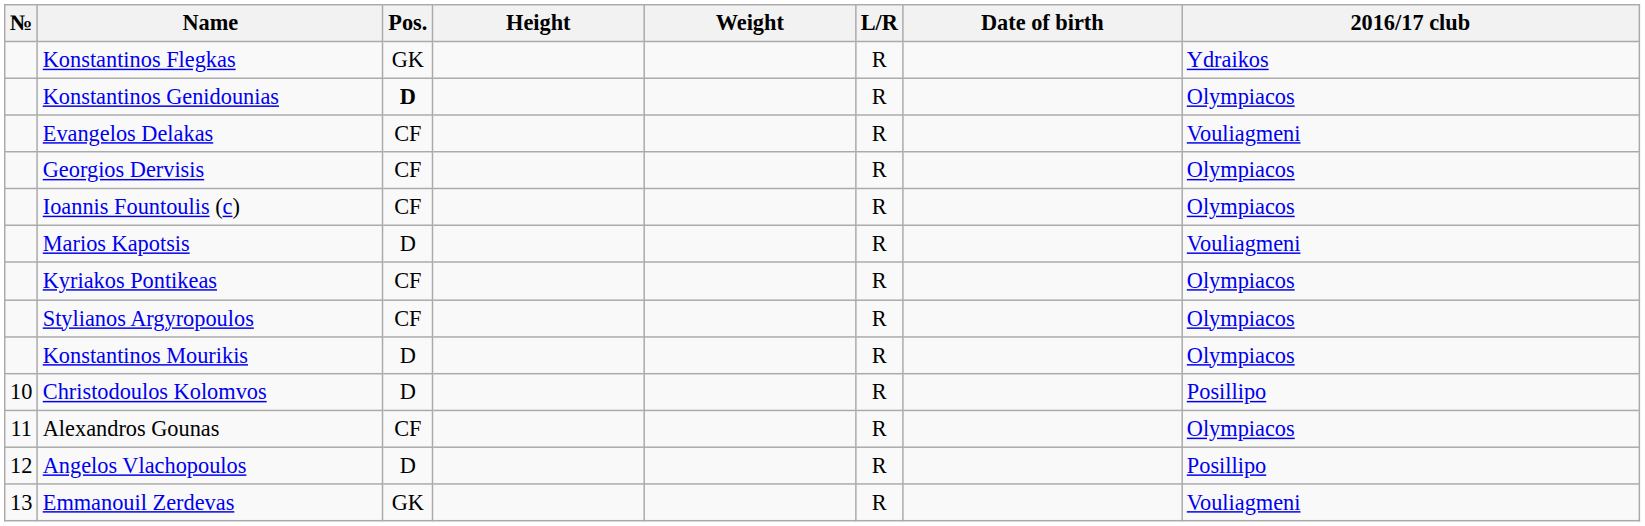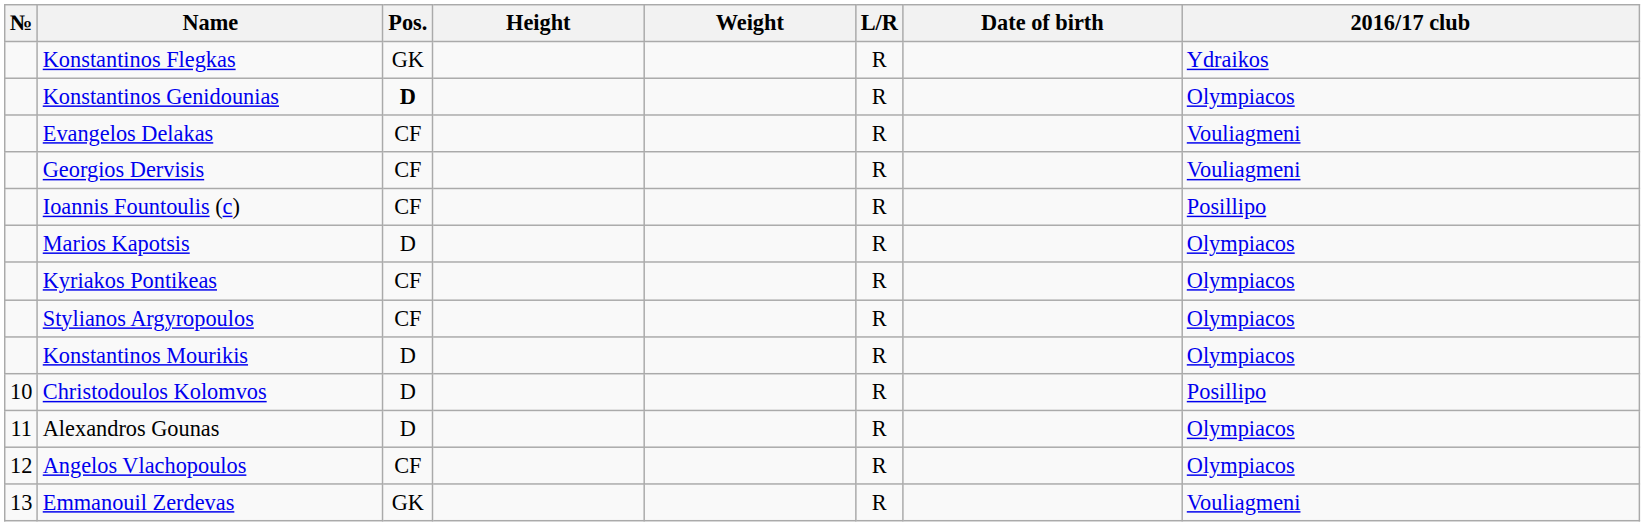(1241, 170) Olympiacos -> (1244, 170) Vouliagmeni
(1241, 207) Olympiacos -> (1227, 207) Posillipo
(1244, 244) Vouliagmeni -> (1241, 244) Olympiacos
(408, 428) CF -> (408, 428) D
(408, 465) D -> (408, 465) CF
(1227, 465) Posillipo -> (1241, 465) Olympiacos
